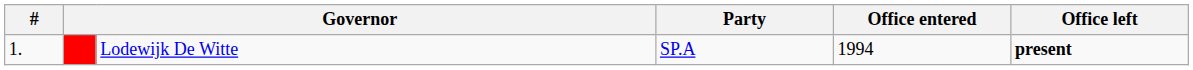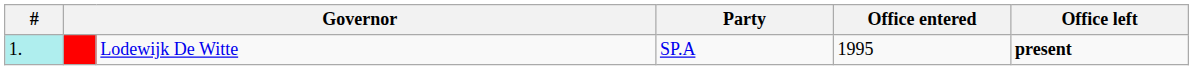(16, 49) no background -> (16, 49) paleturquoise background
(855, 49) 1994 -> (855, 49) 1995
